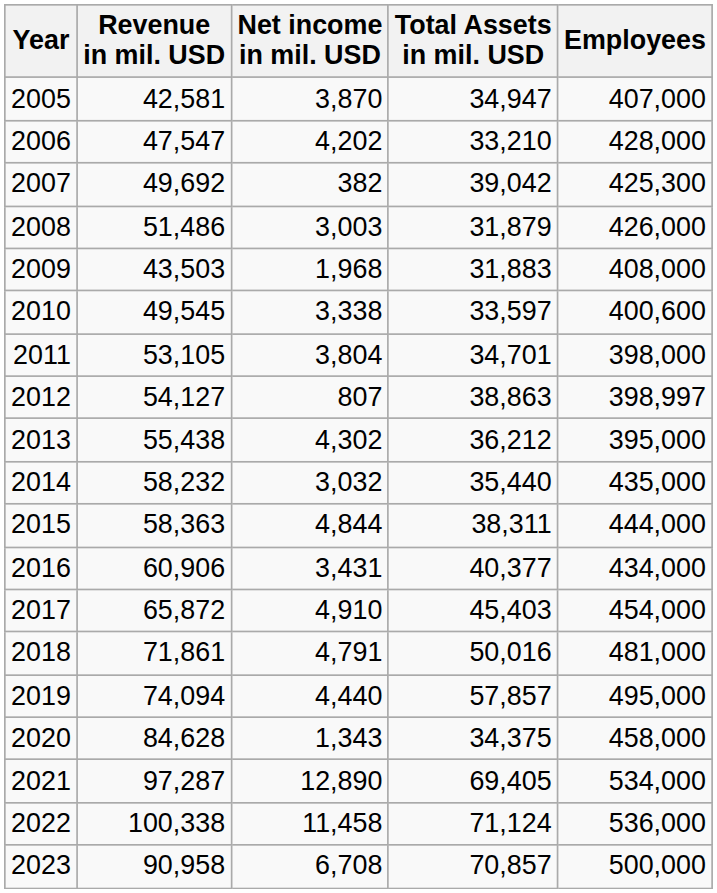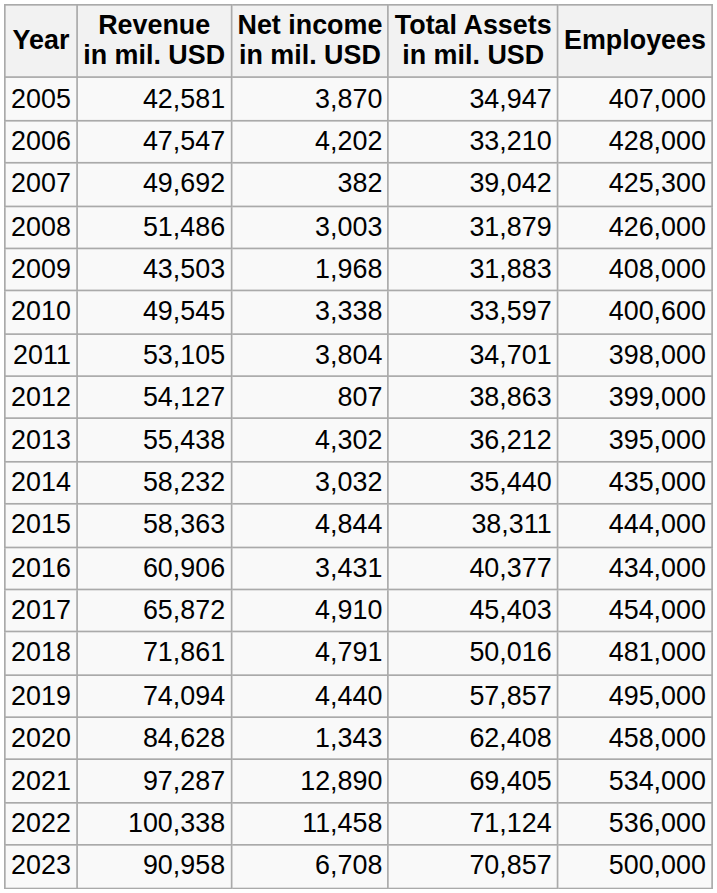(657, 397) 398,997 -> (657, 397) 399,000
(511, 738) 34,375 -> (511, 738) 62,408
